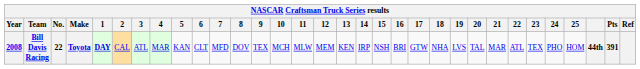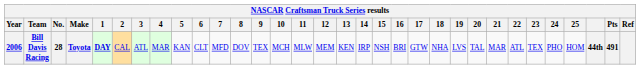(14, 48) 2008 -> (14, 48) 2006
(58, 48) 22 -> (58, 48) 28
(612, 48) 391 -> (612, 48) 491
